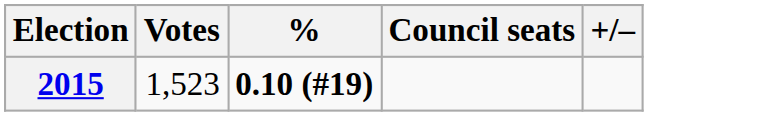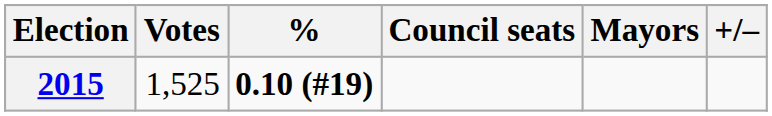+ column: (645, 30)
(183, 83) 1,523 -> (183, 83) 1,525
